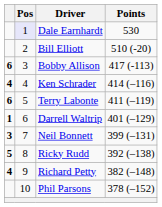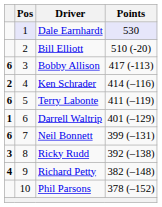(131, 31) no background -> (131, 31) lavender background
(9, 83) 4 -> (9, 83) 2
(9, 136) 3 -> (9, 136) 6
(9, 153) 5 -> (9, 153) 3
